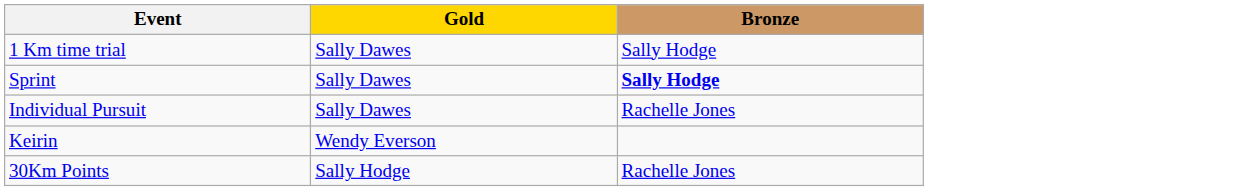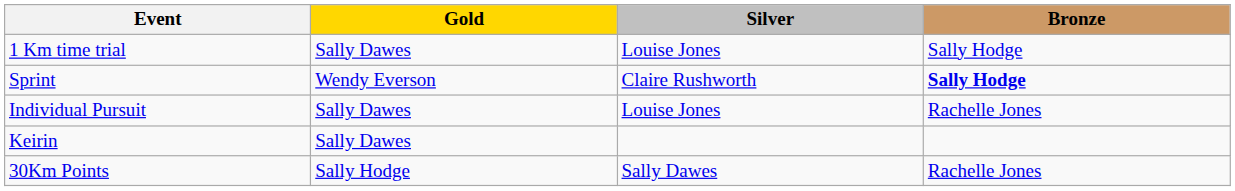+ column: (770, 19)
(363, 79) Sally Dawes -> (376, 79) Wendy Everson
(376, 140) Wendy Everson -> (363, 140) Sally Dawes
